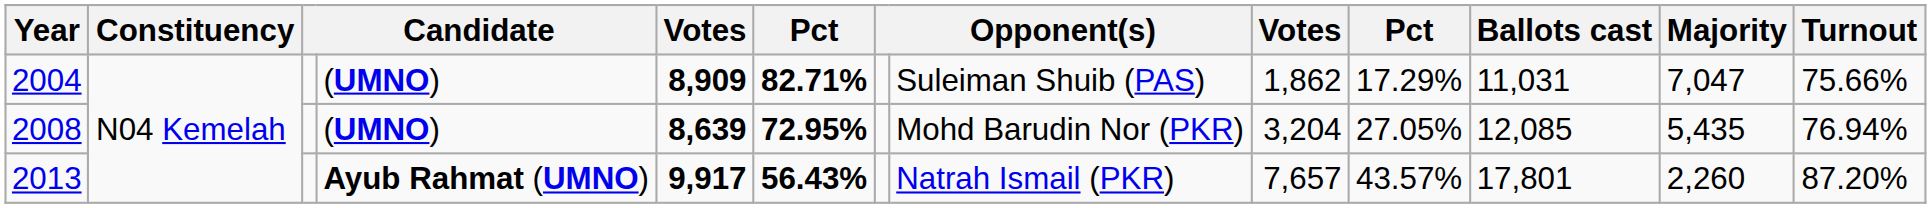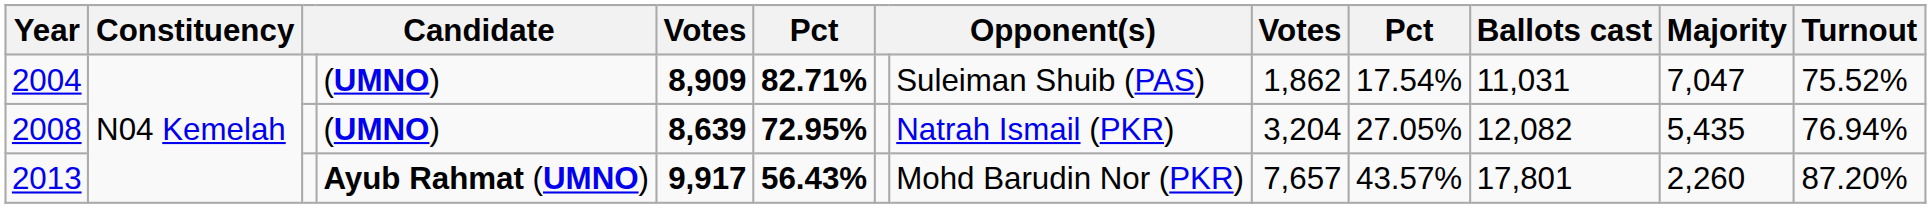(1409, 79) 17.29% -> (1409, 79) 17.54%
(1854, 79) 75.66% -> (1854, 79) 75.52%
(1070, 129) Mohd Barudin Nor (PKR) -> (1035, 129) Natrah Ismail (PKR)
(1525, 129) 12,085 -> (1525, 129) 12,082
(1035, 179) Natrah Ismail (PKR) -> (1070, 179) Mohd Barudin Nor (PKR)
